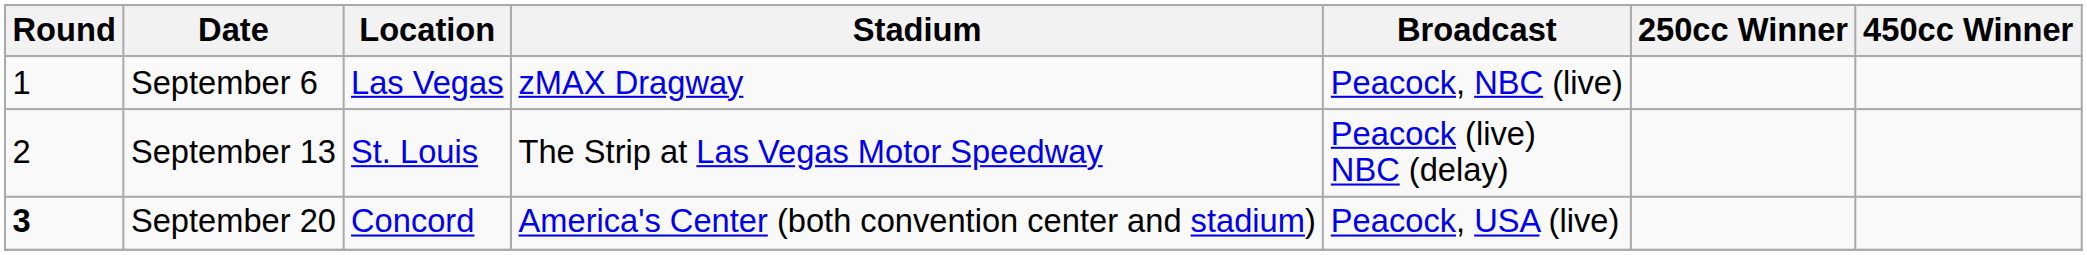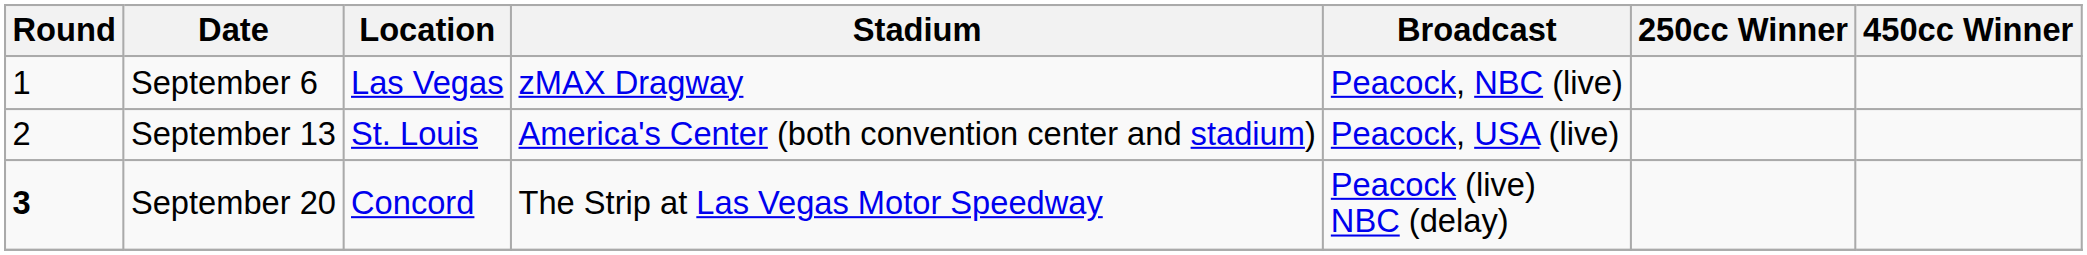(811, 152) The Strip at Las Vegas Motor Speedway -> (917, 133) America's Center (both convention center and stadium)
(1433, 152) Peacock (live) NBC (delay) -> (1475, 133) Peacock, USA (live)
(917, 222) America's Center (both convention center and stadium) -> (811, 204) The Strip at Las Vegas Motor Speedway
(1475, 222) Peacock, USA (live) -> (1433, 204) Peacock (live) NBC (delay)
